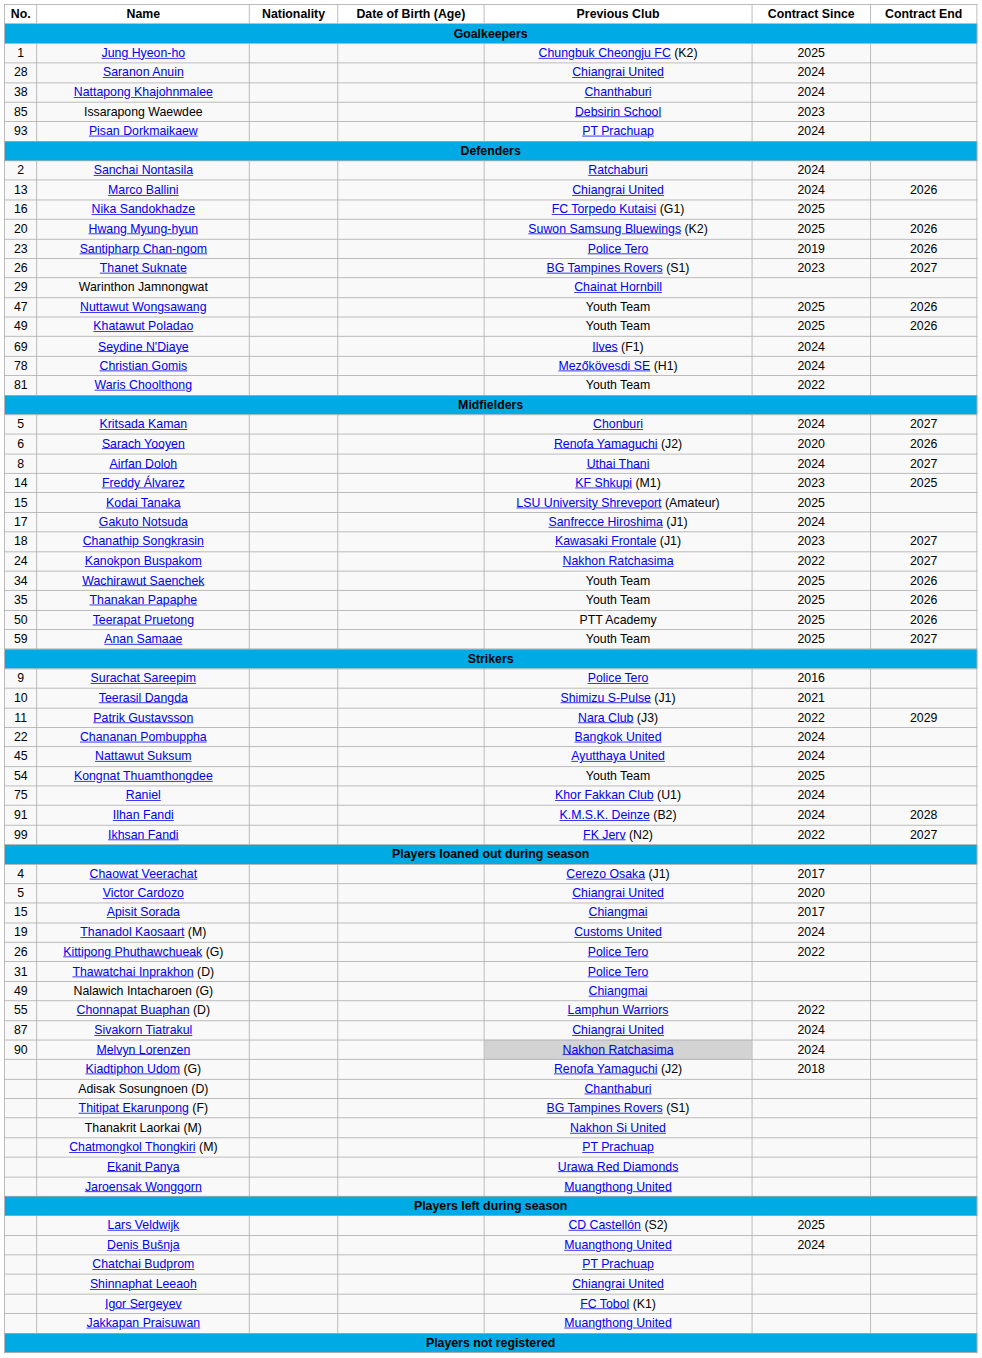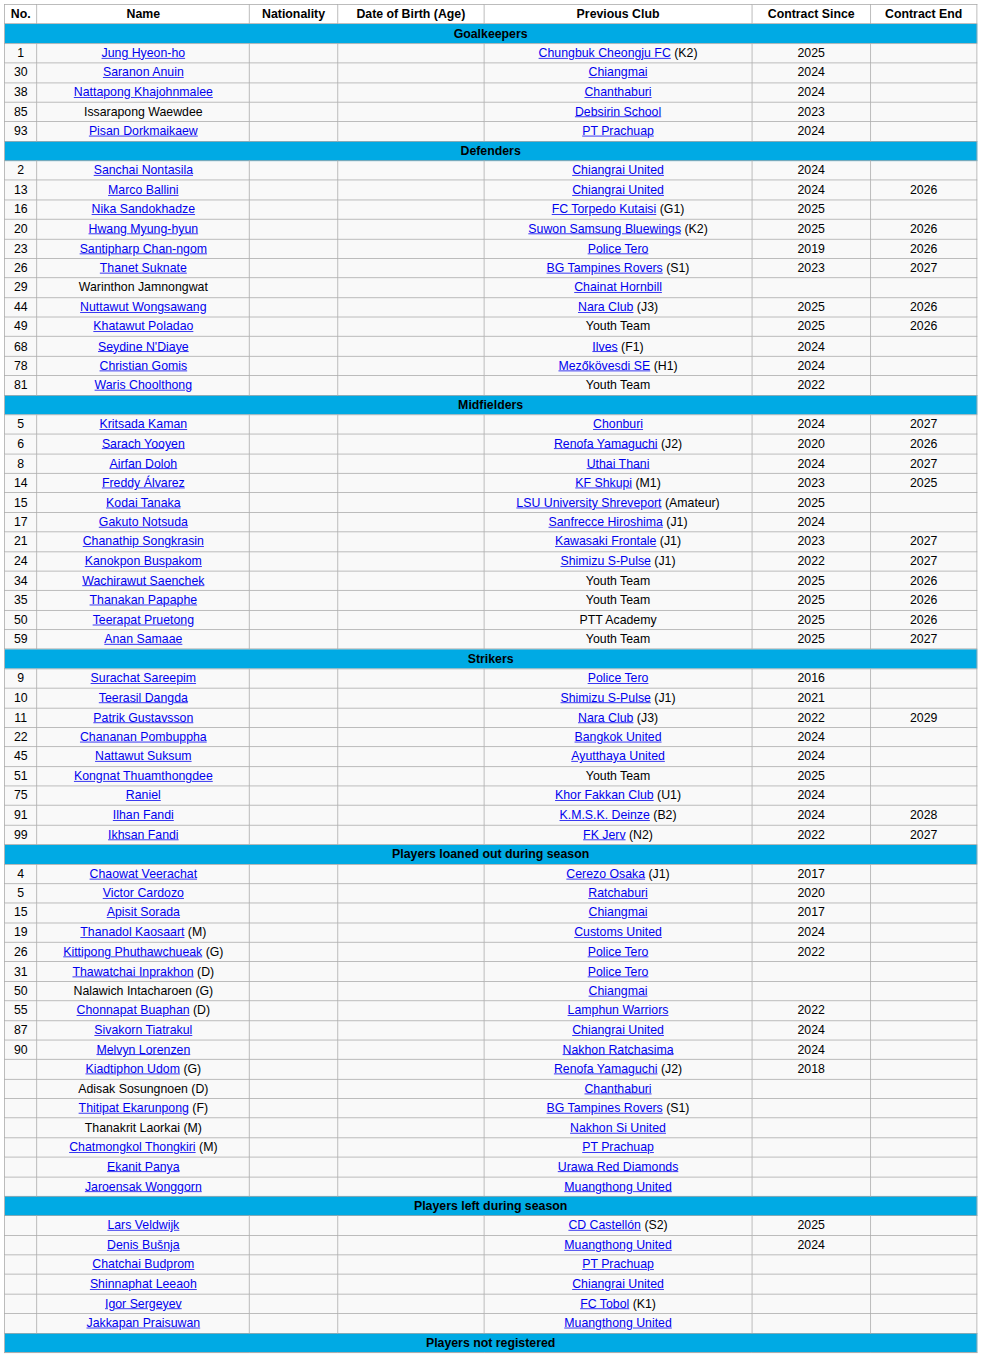(21, 72) 28 -> (21, 72) 30
(618, 72) Chiangrai United -> (618, 72) Chiangmai
(618, 170) Ratchaburi -> (618, 170) Chiangrai United
(21, 307) 47 -> (21, 307) 44
(618, 307) Youth Team -> (618, 307) Nara Club (J3)
(21, 346) 69 -> (21, 346) 68
(21, 541) 18 -> (21, 541) 21
(618, 561) Nakhon Ratchasima -> (618, 561) Shimizu S-Pulse (J1)
(21, 776) 54 -> (21, 776) 51
(618, 893) Chiangrai United -> (618, 893) Ratchaburi
(21, 991) 49 -> (21, 991) 50
(618, 1049) lightgrey background -> (618, 1049) no background
